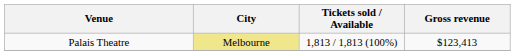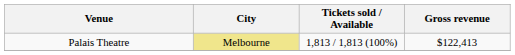(457, 42) $123,413 -> (457, 42) $122,413
